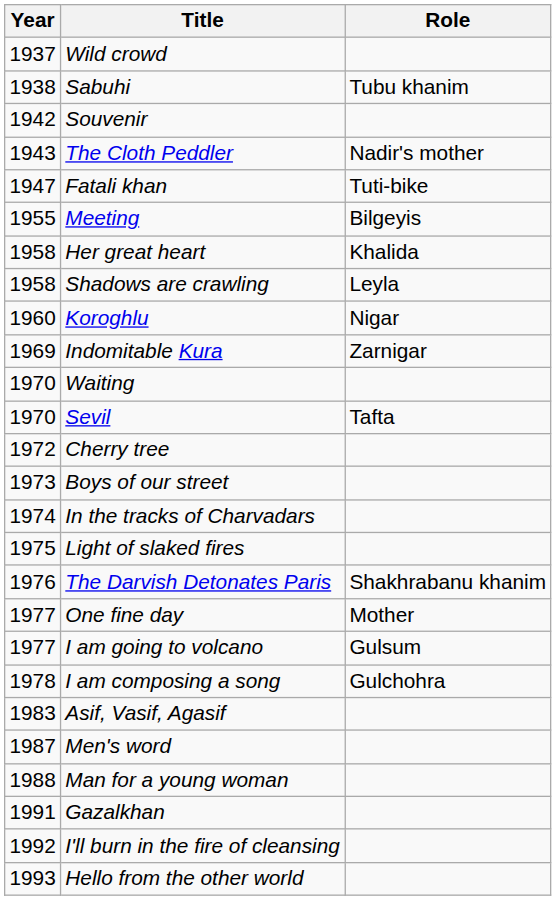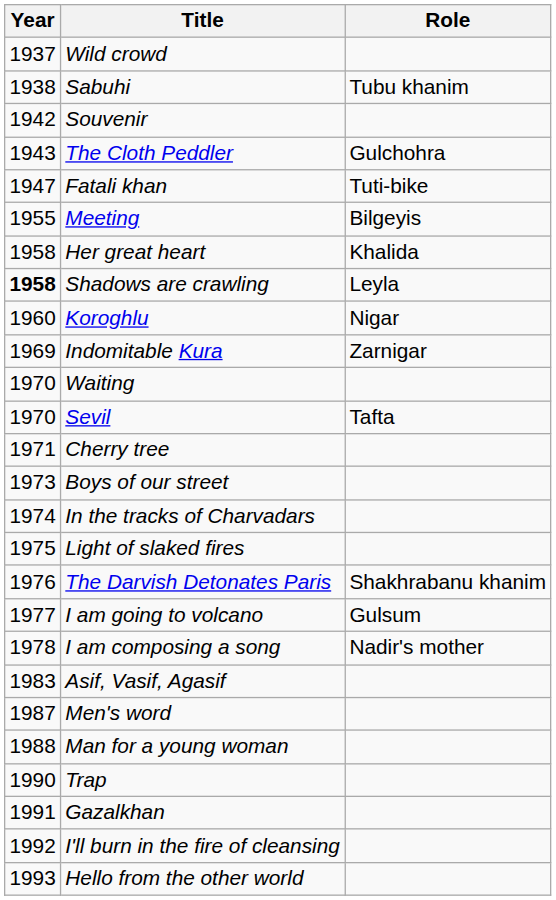(417, 152) Nadir's mother -> (397, 152) Gulchohra
(33, 284) normal -> (33, 284) bold
(33, 449) 1972 -> (33, 449) 1971
- row: (124, 614)
(397, 680) Gulchohra -> (417, 647) Nadir's mother
+ row: (86, 779)
